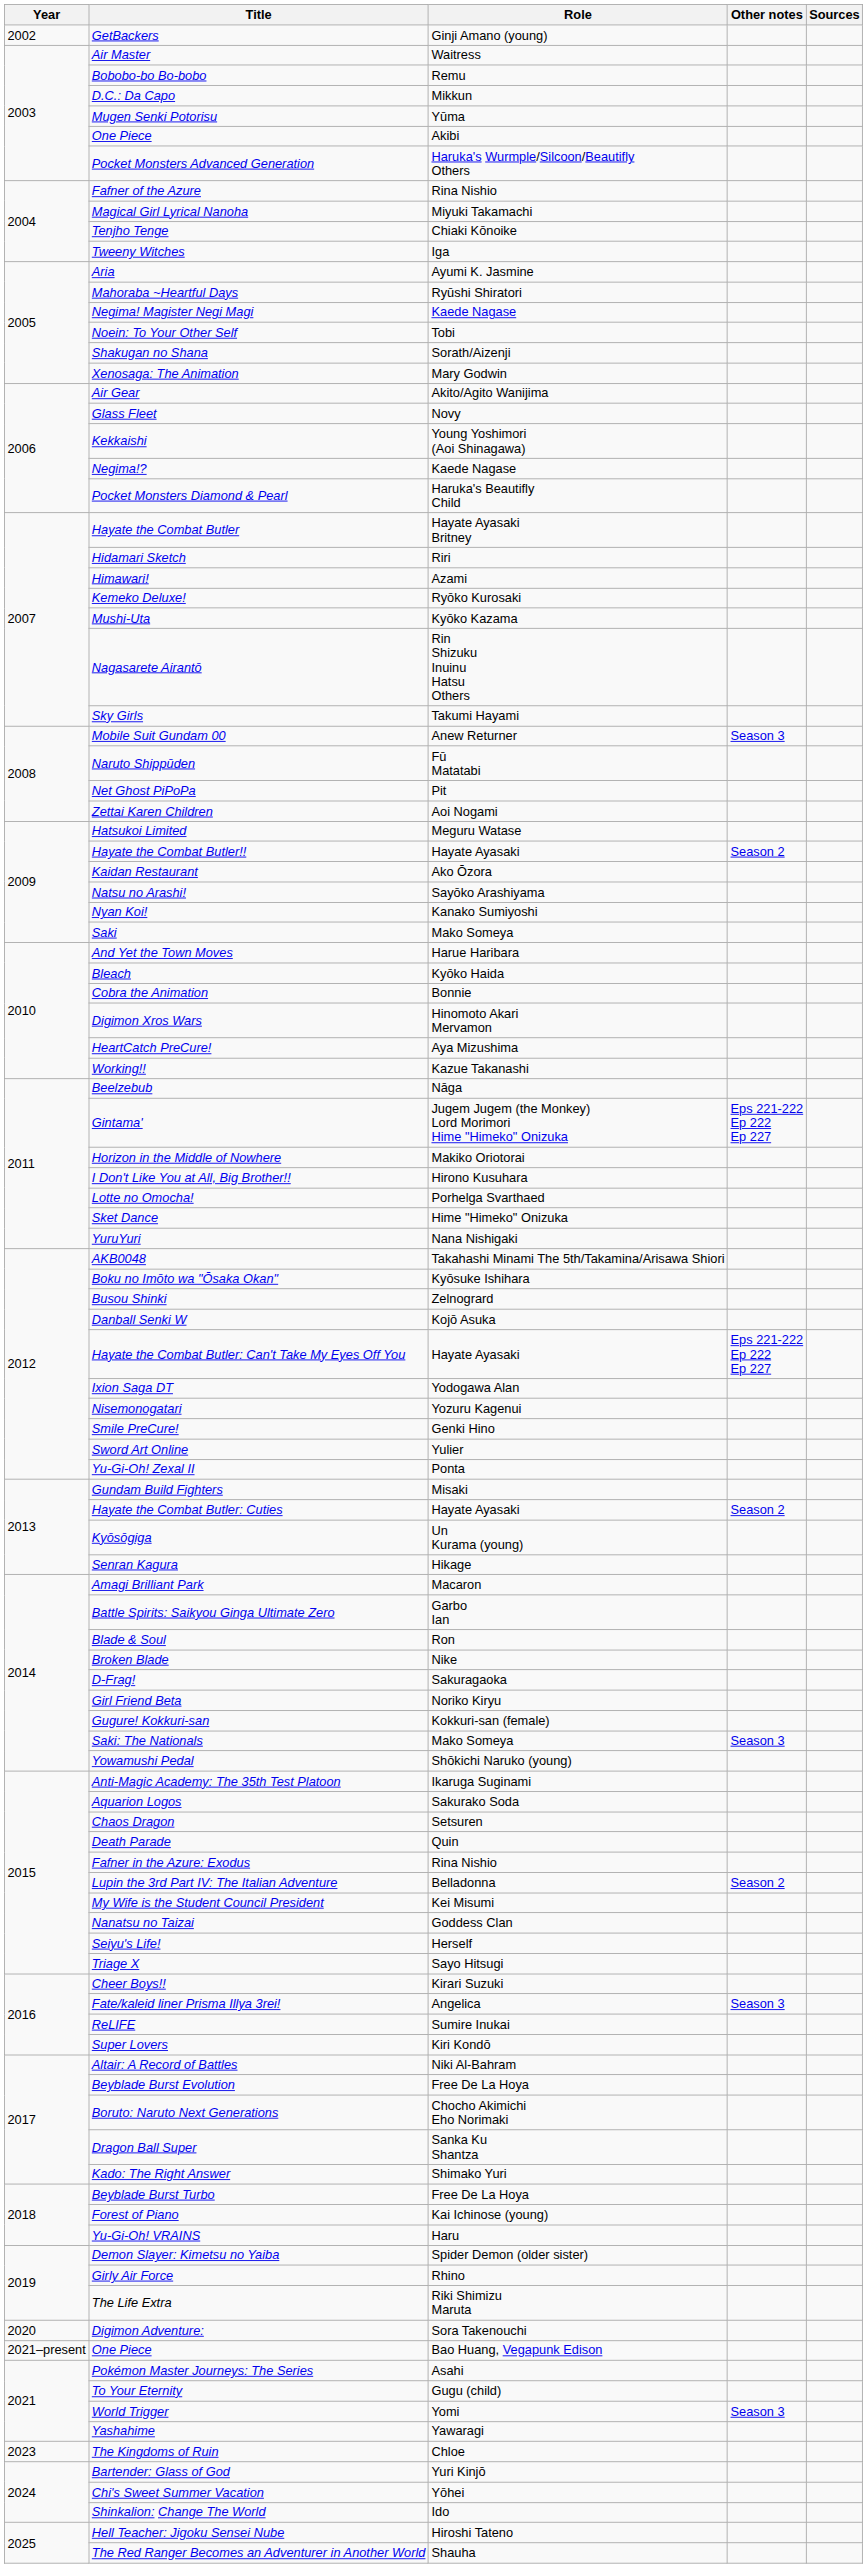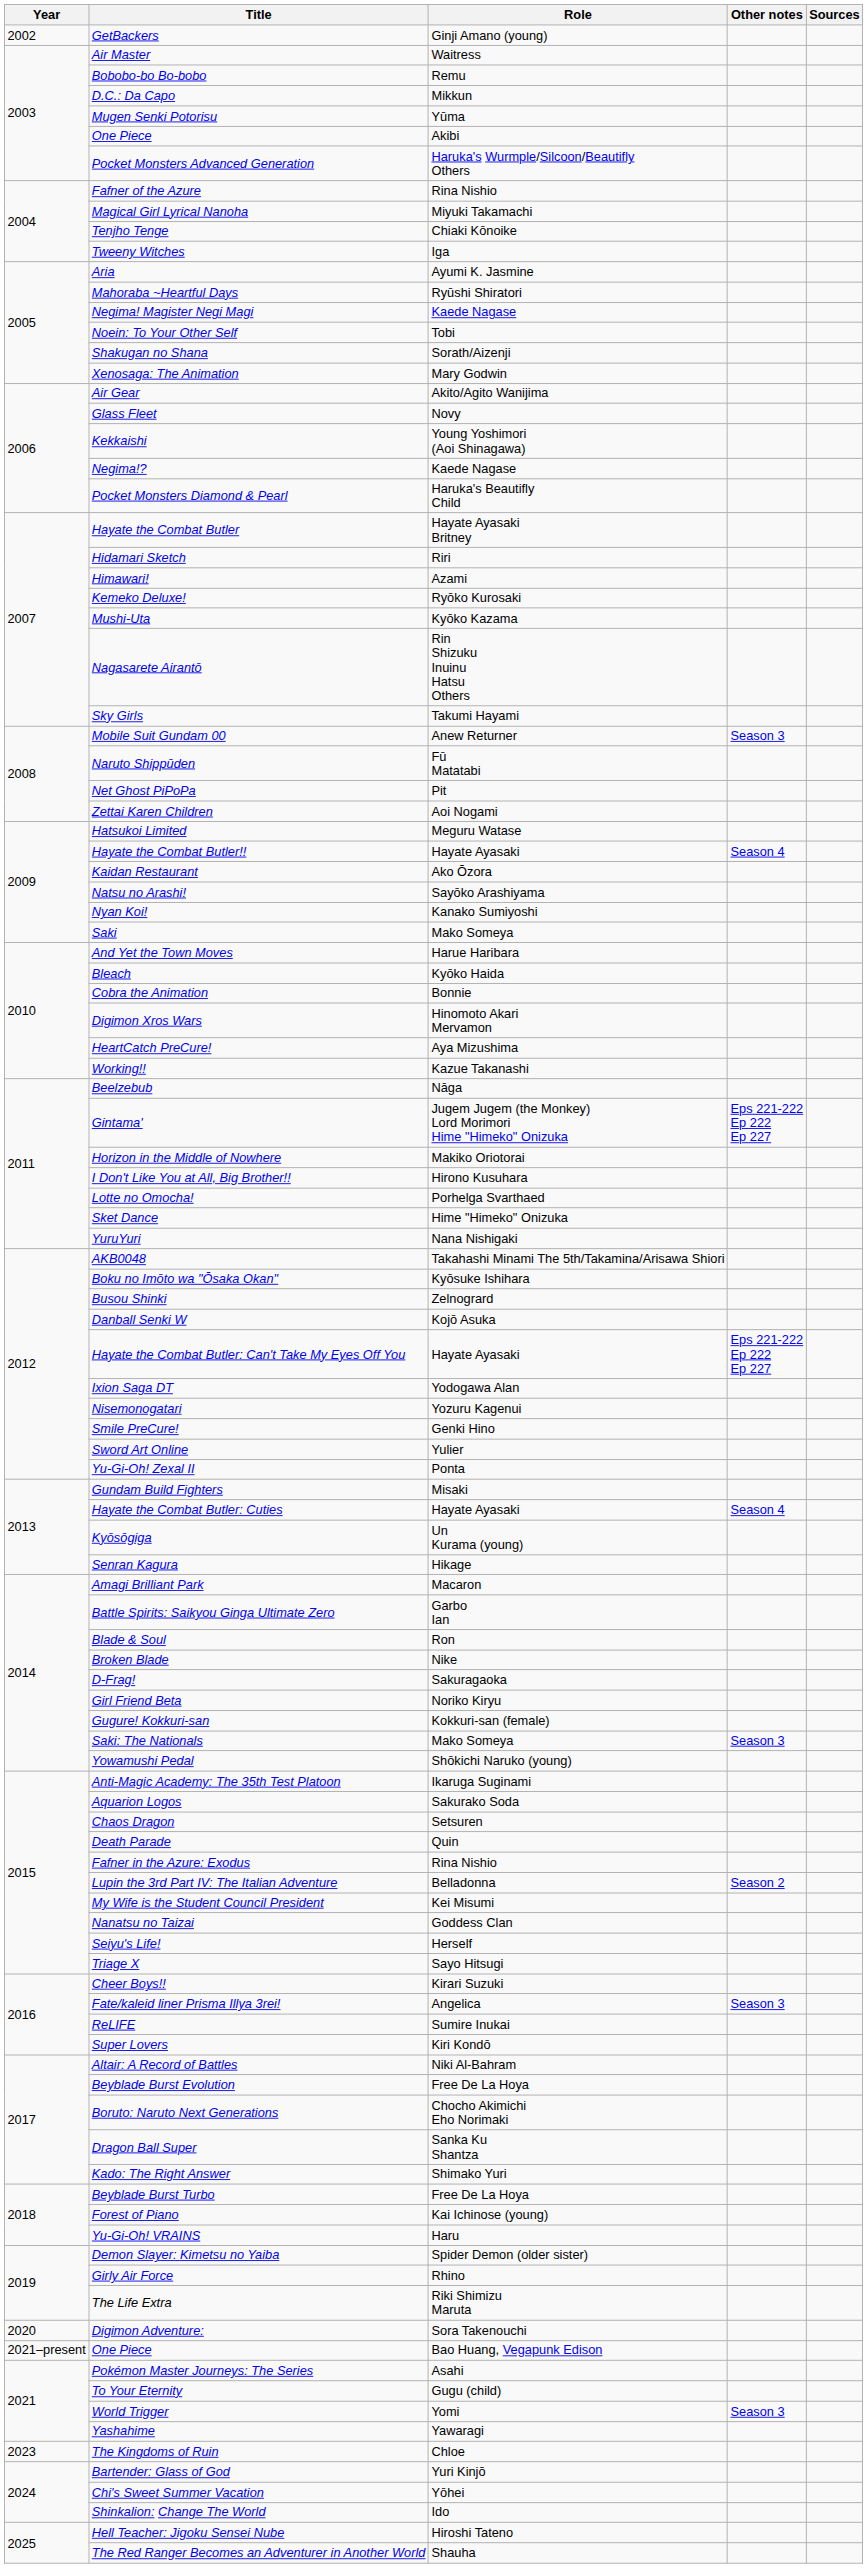(758, 852) Season 2 -> (758, 852) Season 4
(758, 1510) Season 2 -> (758, 1510) Season 4
